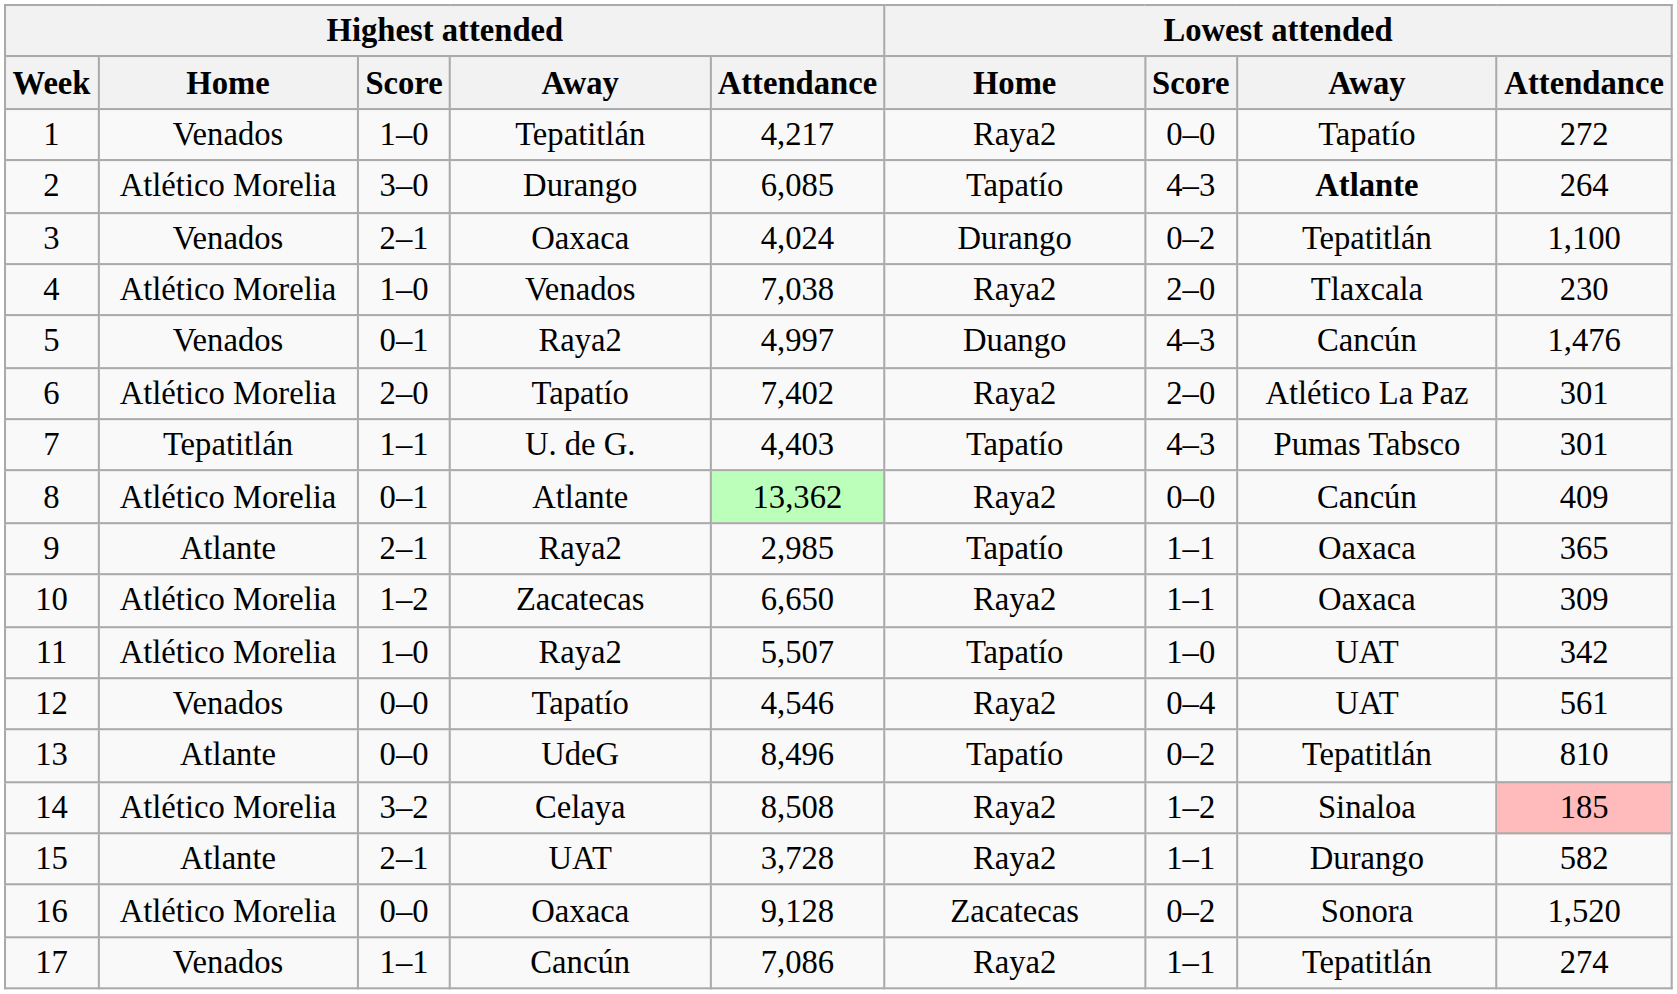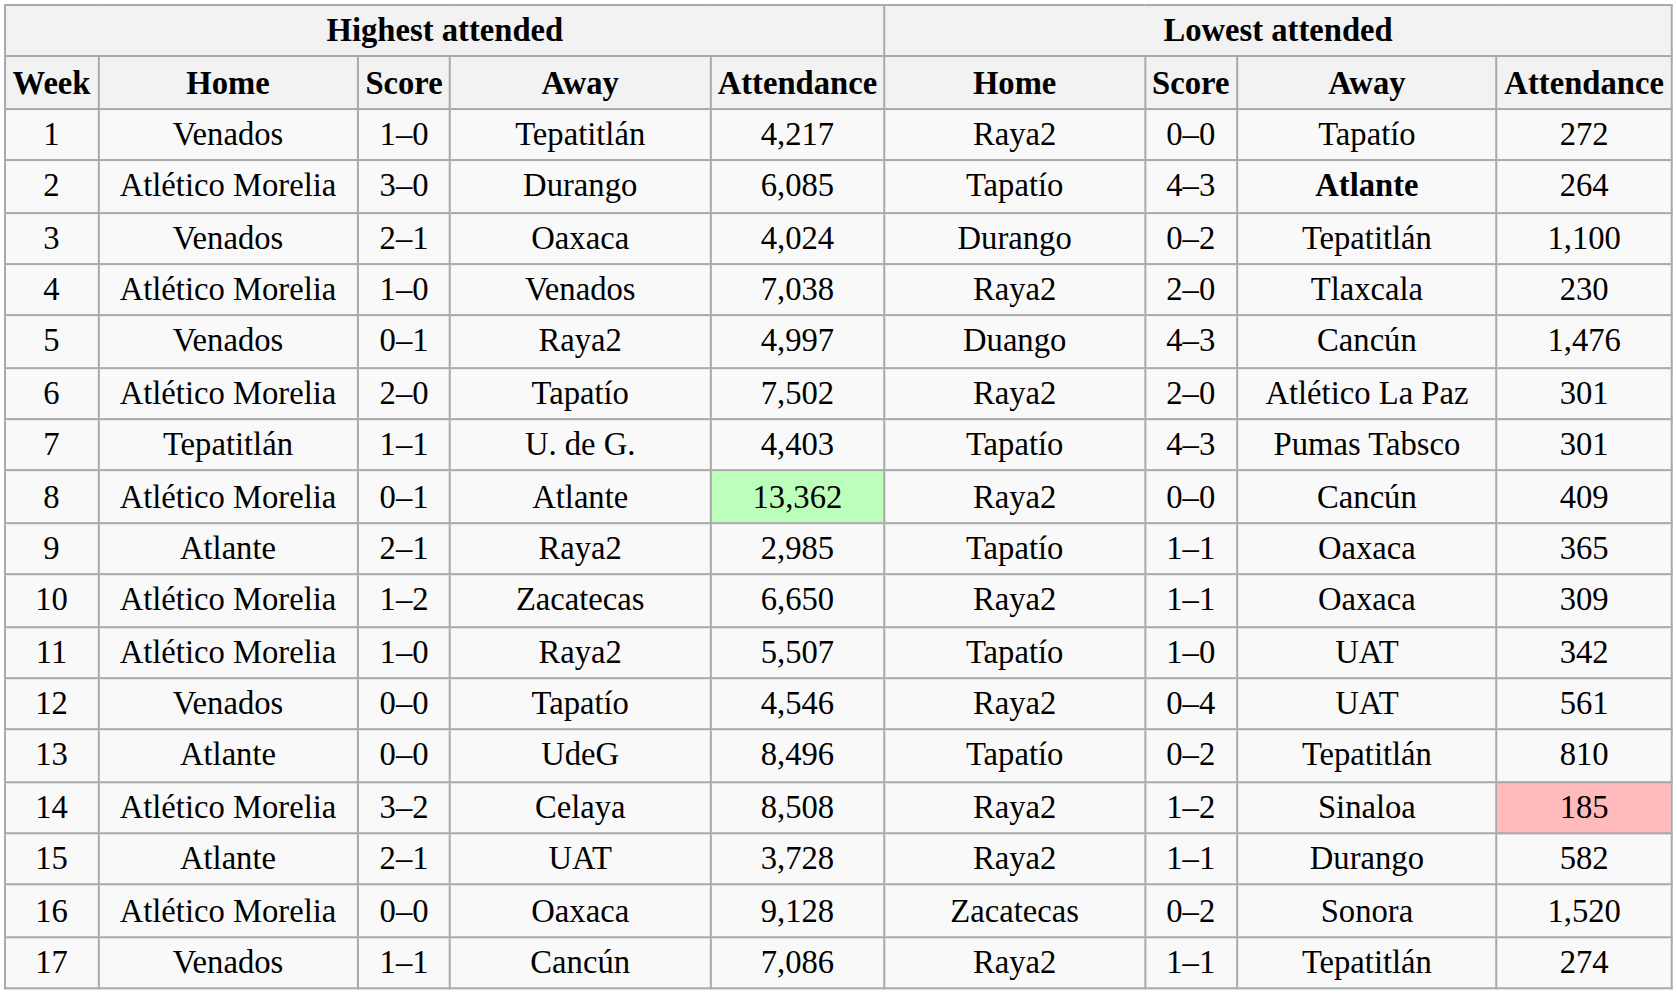(797, 392) 7,402 -> (797, 392) 7,502
